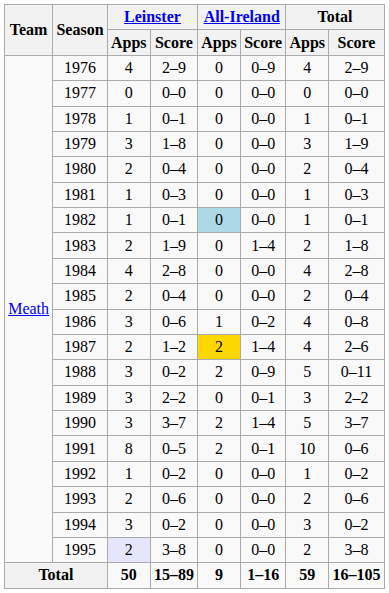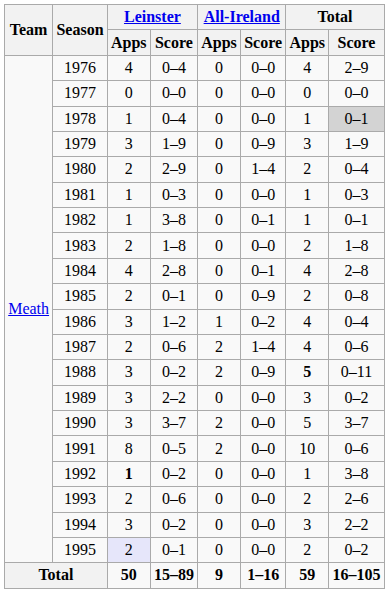(174, 67) 2–9 -> (174, 67) 0–4
(263, 67) 0–9 -> (263, 67) 0–0
(174, 118) 0–1 -> (174, 118) 0–4
(356, 118) no background -> (356, 118) lightgrey background
(174, 144) 1–8 -> (174, 144) 1–9
(263, 144) 0–0 -> (263, 144) 0–9
(174, 169) 0–4 -> (174, 169) 2–9
(263, 169) 0–0 -> (263, 169) 1–4
(174, 220) 0–1 -> (174, 220) 3–8
(219, 220) lightblue background -> (219, 220) no background
(263, 220) 0–0 -> (263, 220) 0–1
(174, 245) 1–9 -> (174, 245) 1–8
(263, 245) 1–4 -> (263, 245) 0–0
(263, 270) 0–0 -> (263, 270) 0–1
(174, 296) 0–4 -> (174, 296) 0–1
(263, 296) 0–0 -> (263, 296) 0–9
(356, 296) 0–4 -> (356, 296) 0–8
(174, 321) 0–6 -> (174, 321) 1–2
(356, 321) 0–8 -> (356, 321) 0–4
(174, 347) 1–2 -> (174, 347) 0–6
(219, 347) gold background -> (219, 347) no background
(356, 347) 2–6 -> (356, 347) 0–6
(307, 372) normal -> (307, 372) bold
(263, 397) 0–1 -> (263, 397) 0–0
(356, 397) 2–2 -> (356, 397) 0–2
(263, 423) 1–4 -> (263, 423) 0–0
(263, 448) 0–1 -> (263, 448) 0–0
(129, 473) normal -> (129, 473) bold
(356, 473) 0–2 -> (356, 473) 3–8
(356, 499) 0–6 -> (356, 499) 2–6
(356, 524) 0–2 -> (356, 524) 2–2
(174, 550) 3–8 -> (174, 550) 0–1
(356, 550) 3–8 -> (356, 550) 0–2
